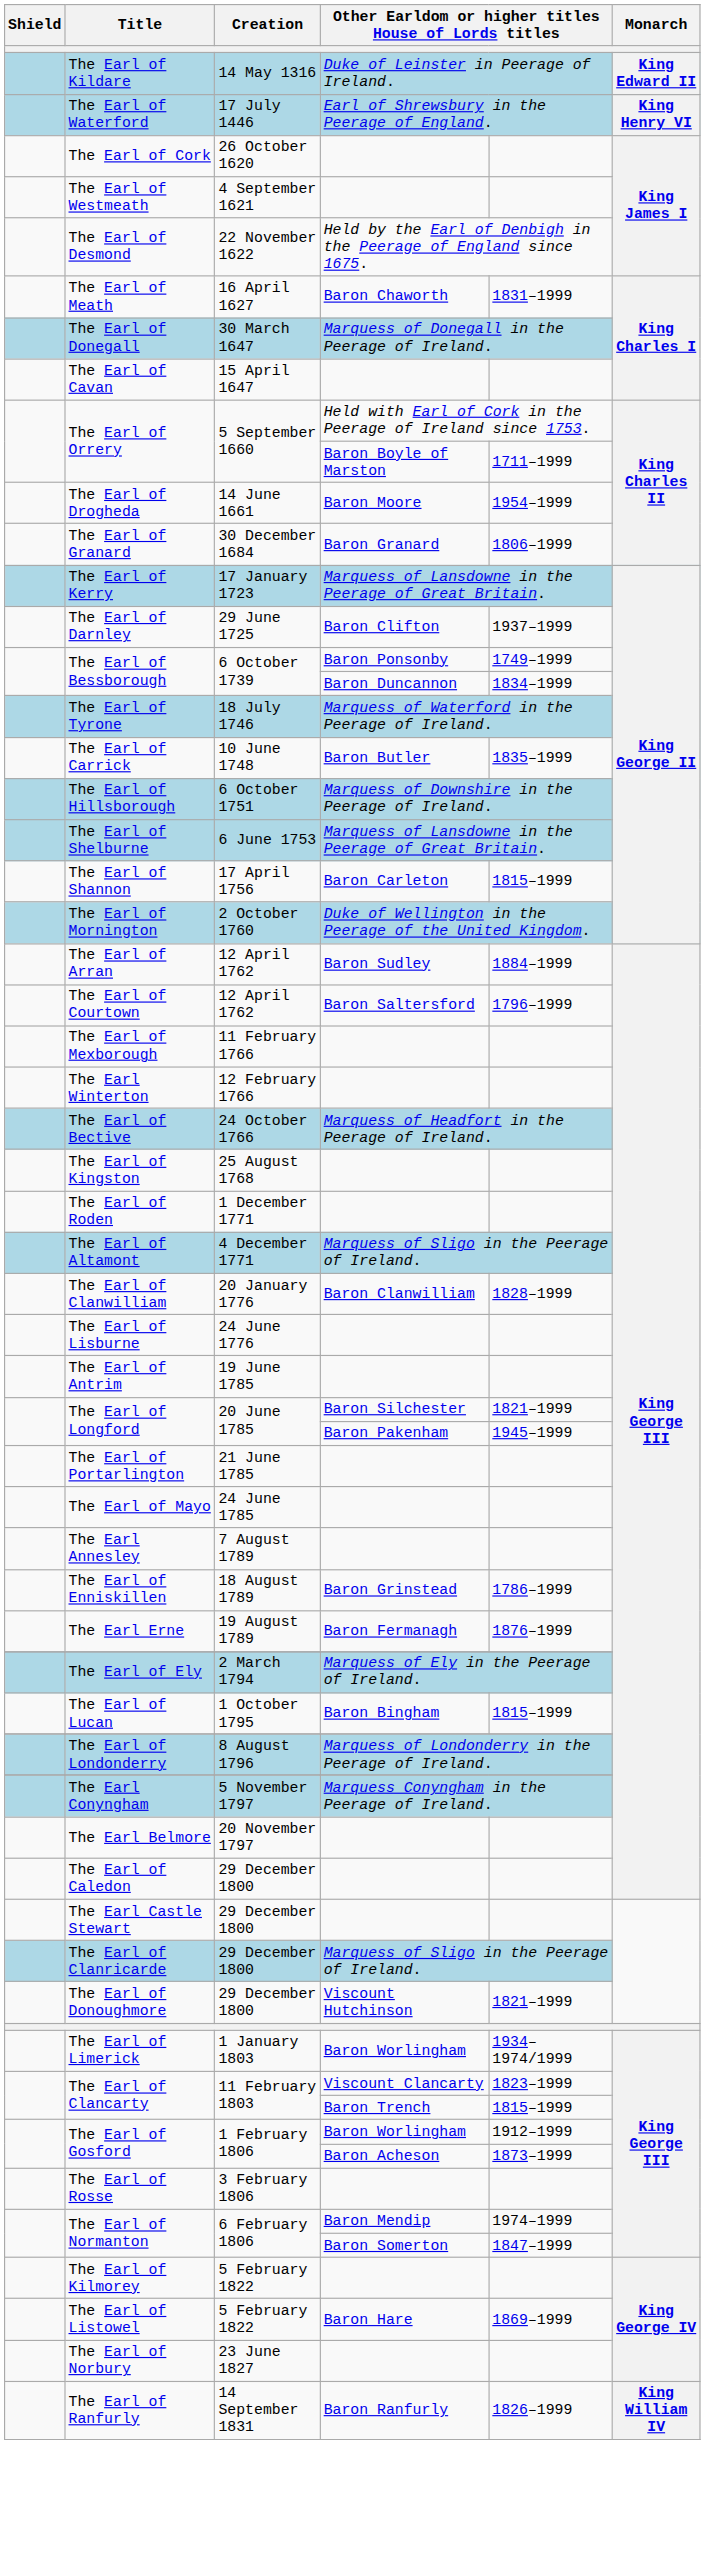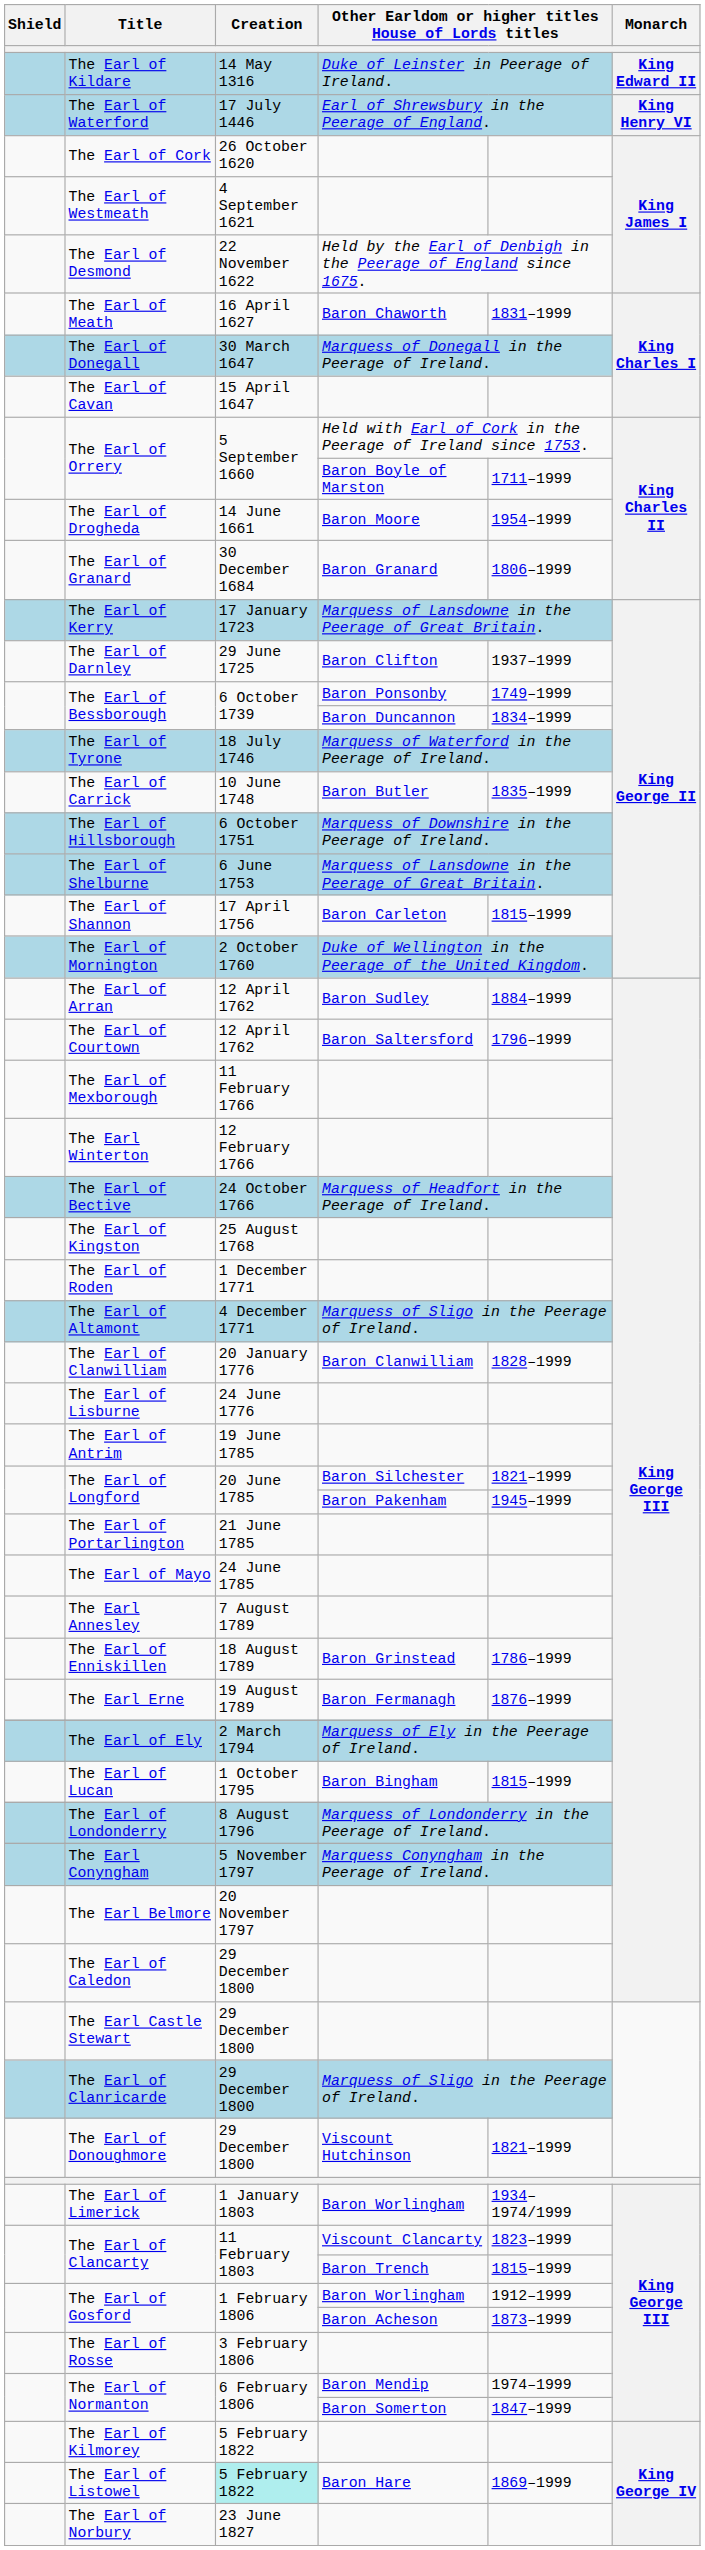(263, 2319) no background -> (263, 2483) paleturquoise background
- row: (117, 2410)
